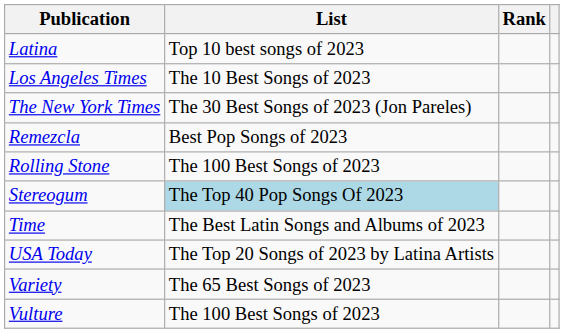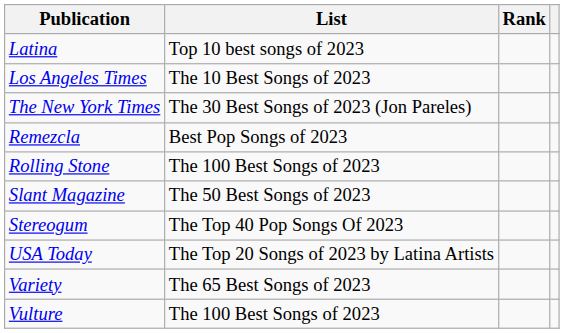+ row: (67, 195)
(286, 195) lightblue background -> (286, 225) no background
- row: (27, 225)
